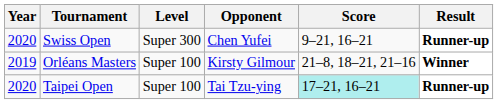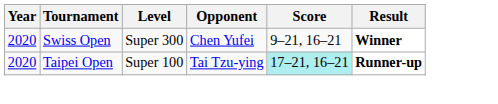(456, 40) Runner-up -> (379, 40) Winner
- row: (90, 63)
